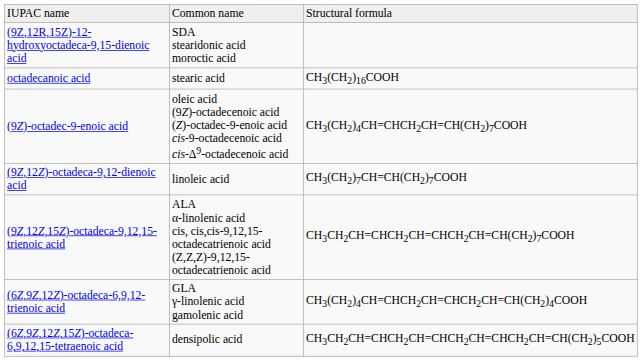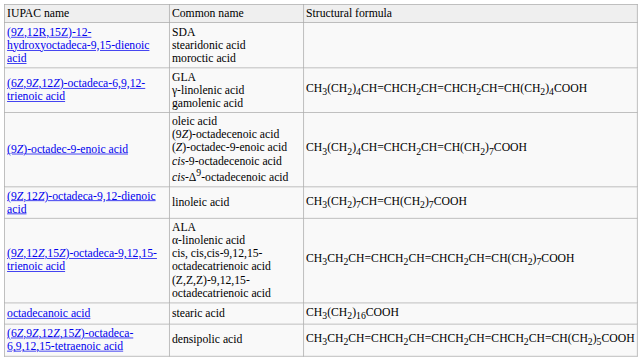rows swapped: (49, 78) <-> (76, 301)
